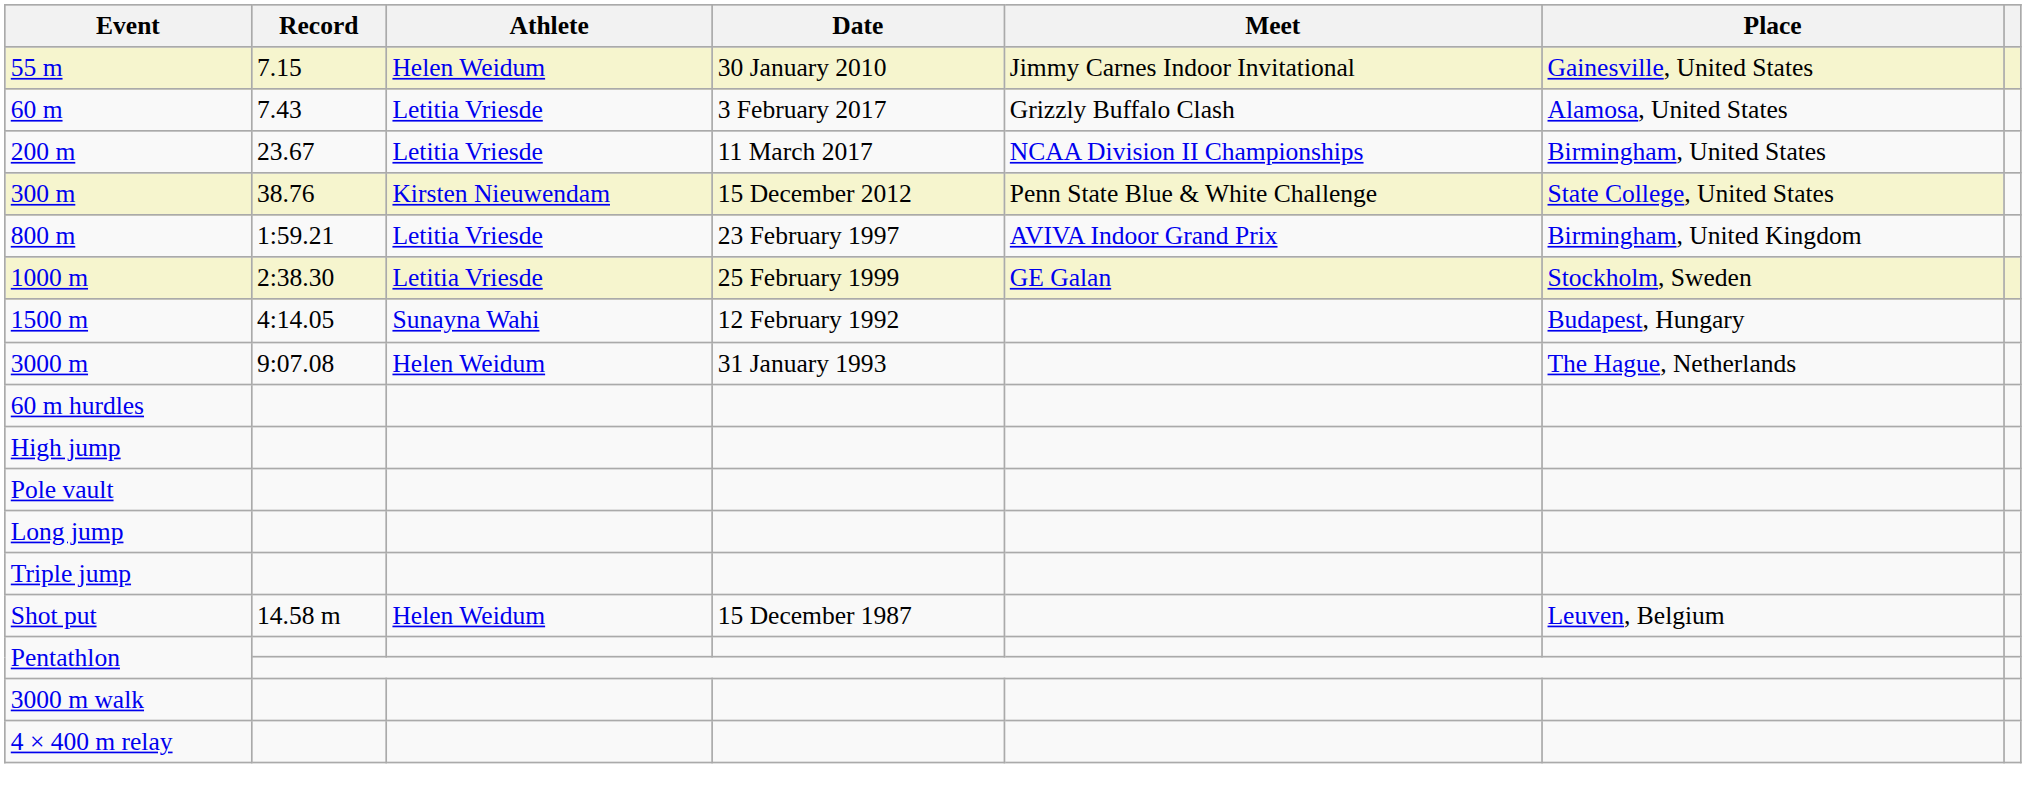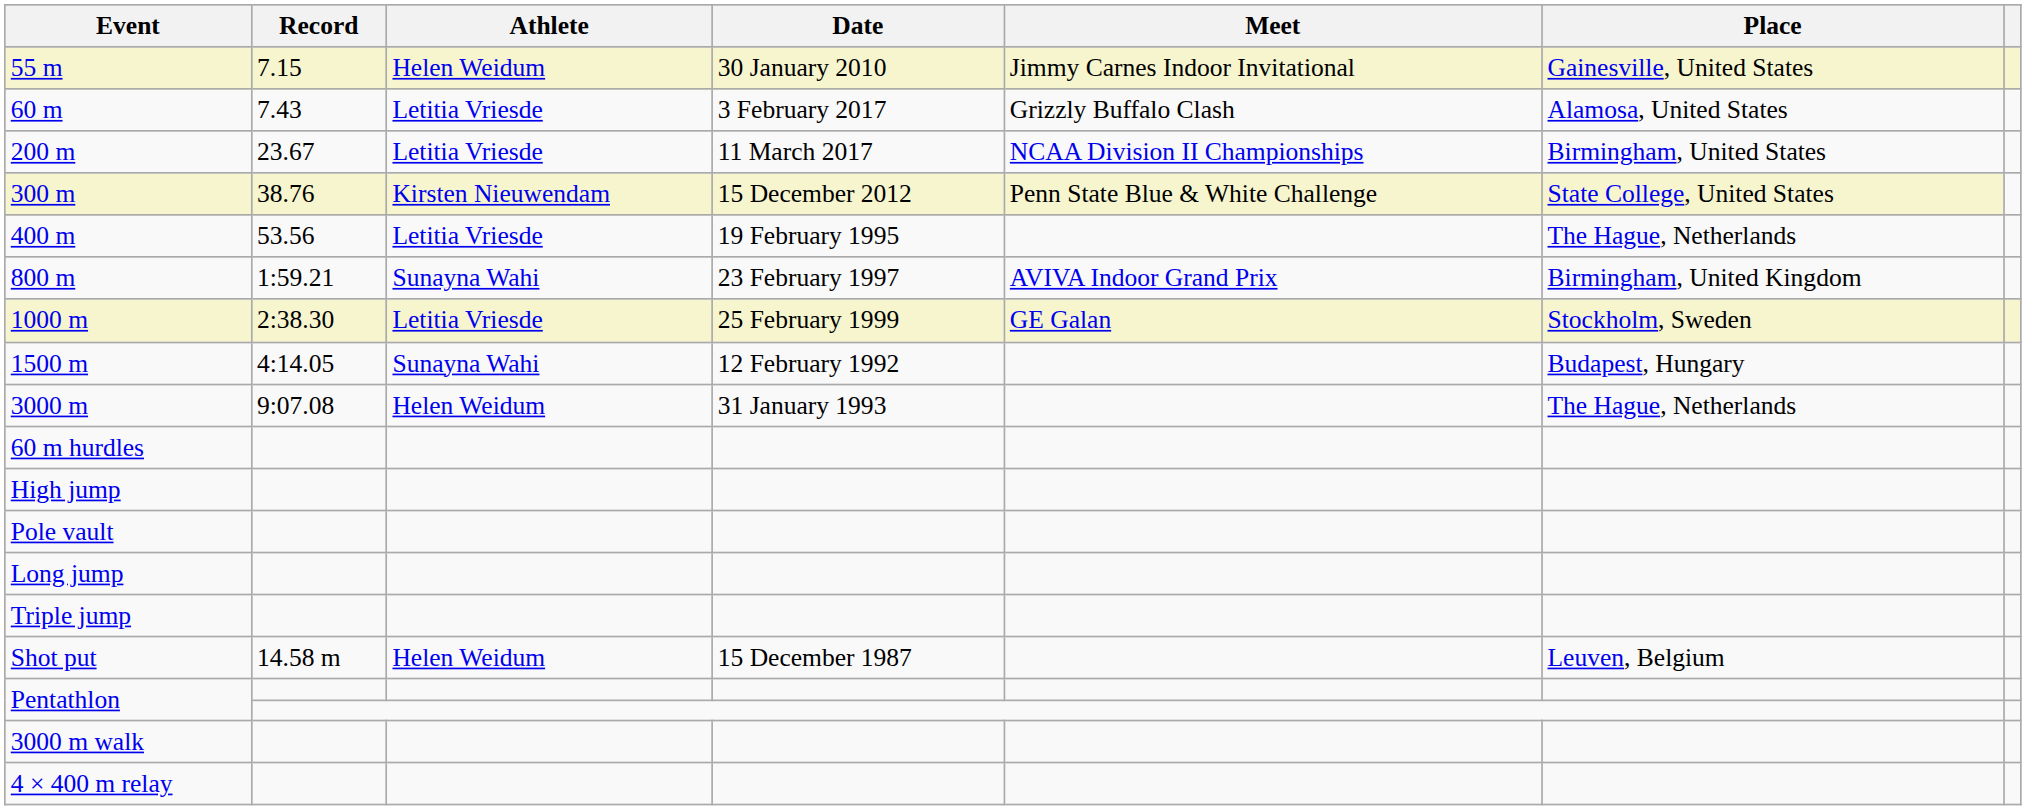+ row: (43, 236)
(468, 236) Letitia Vriesde -> (466, 278) Sunayna Wahi
